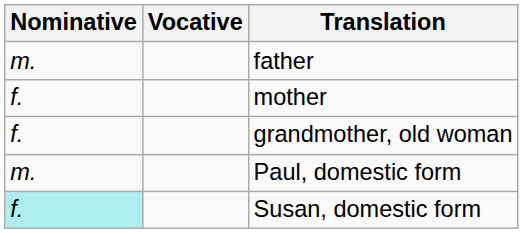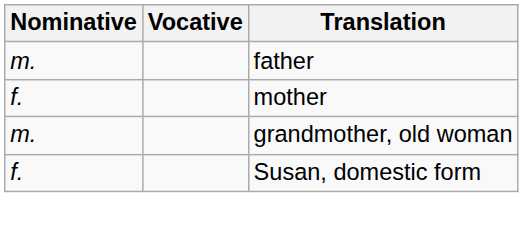(17, 135) f. -> (23, 135) m.
- row: (358, 172)
(17, 209) paleturquoise background -> (17, 172) no background
